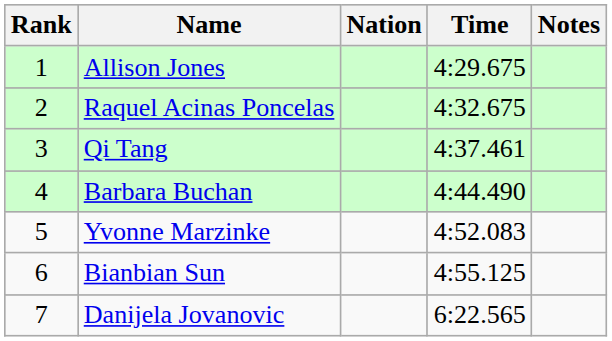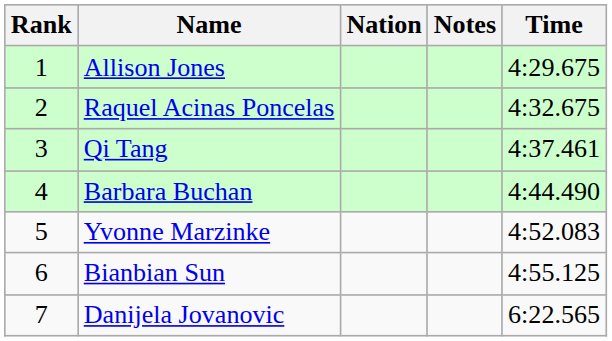columns swapped: (480, 25) <-> (569, 25)
